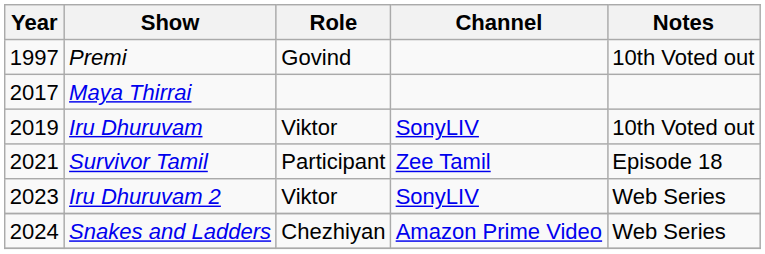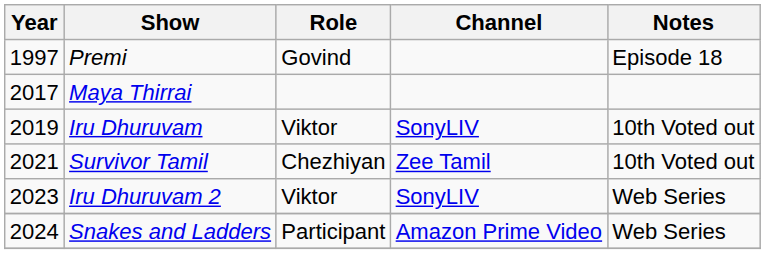(683, 57) 10th Voted out -> (667, 57) Episode 18
(333, 162) Participant -> (333, 162) Chezhiyan
(667, 162) Episode 18 -> (683, 162) 10th Voted out
(333, 232) Chezhiyan -> (333, 232) Participant
